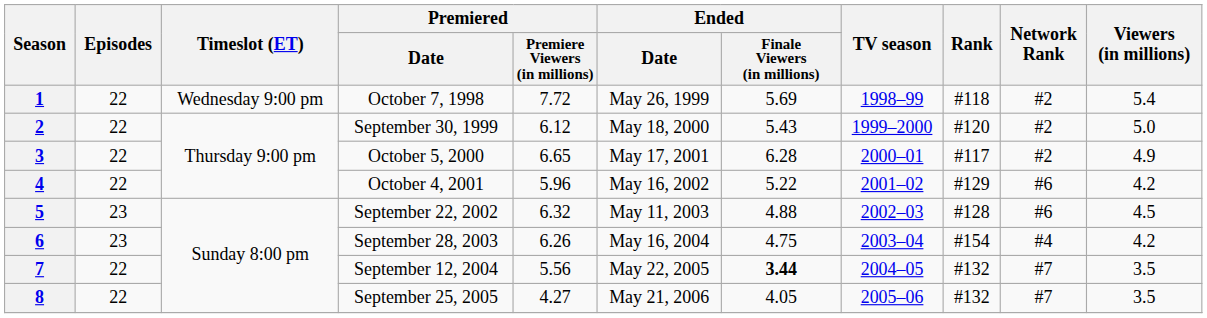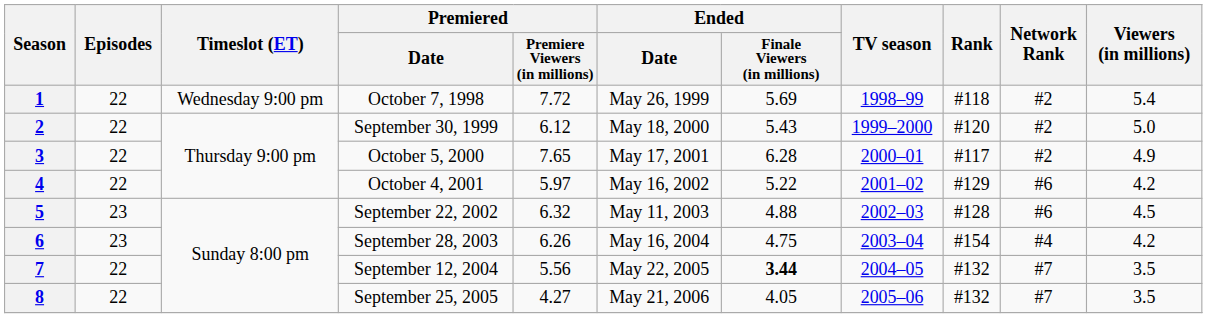(555, 155) 6.65 -> (555, 155) 7.65
(555, 184) 5.96 -> (555, 184) 5.97
